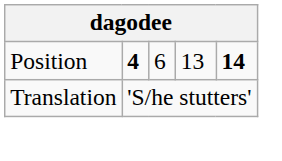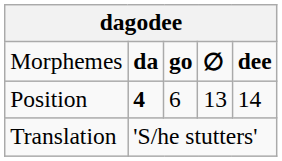+ row: (66, 61)
(233, 60) bold -> (250, 99) normal
